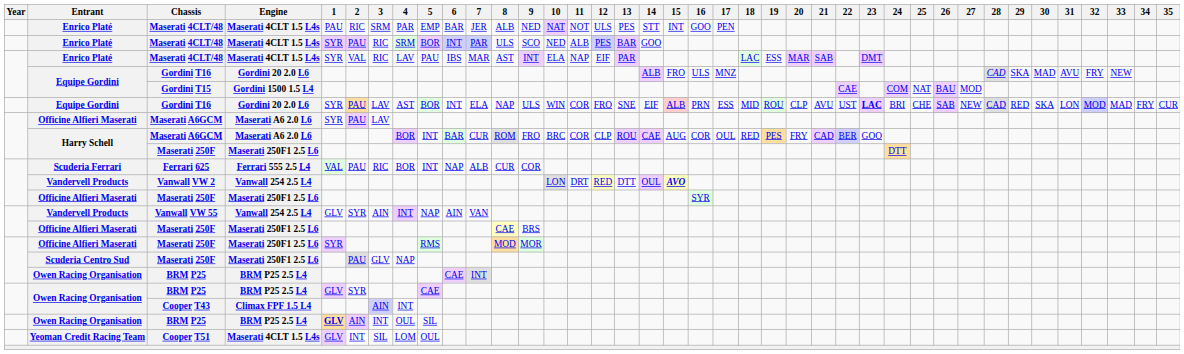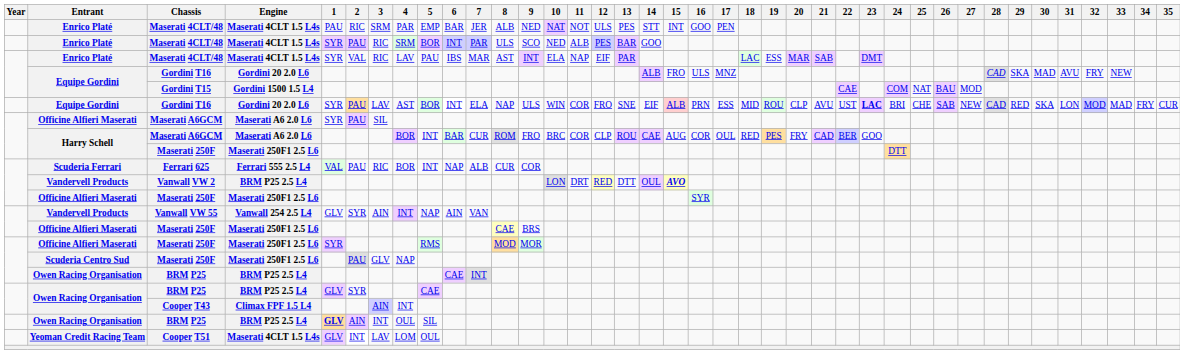(381, 120) LAV -> (381, 120) SIL
(273, 182) Vanwall 254 2.5 L4 -> (273, 182) BRM P25 2.5 L4
(381, 336) SIL -> (381, 336) LAV
